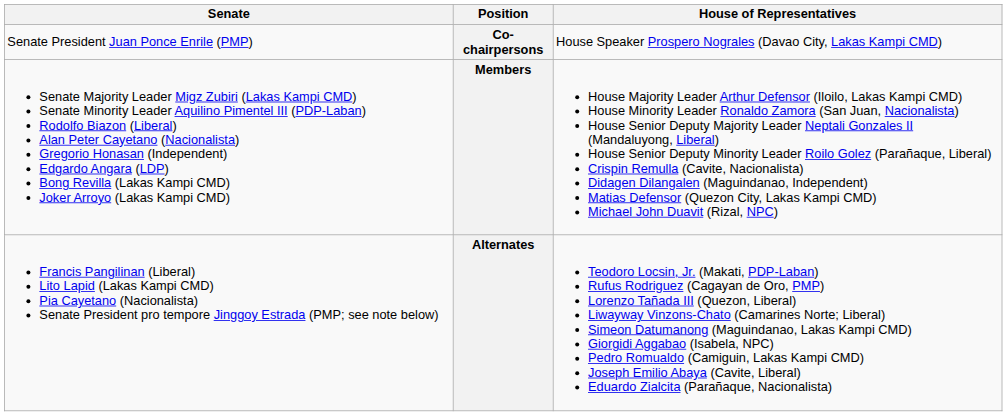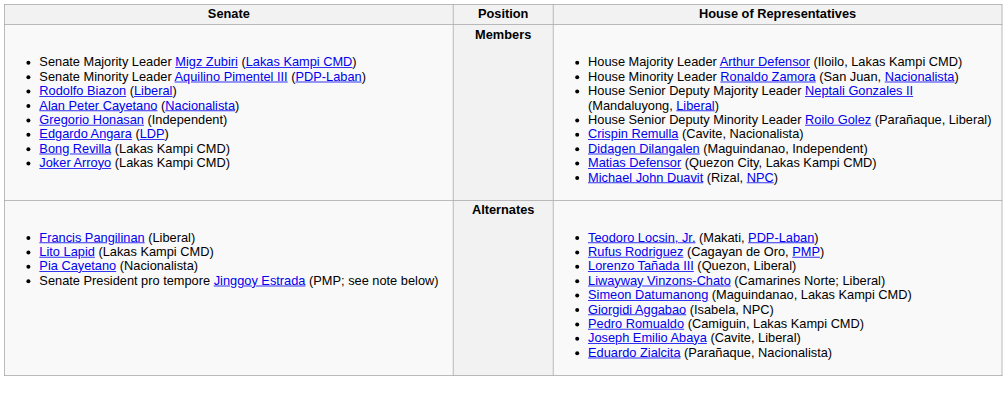- row: (503, 42)
